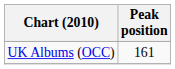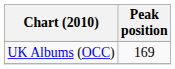(144, 52) 161 -> (144, 52) 169
